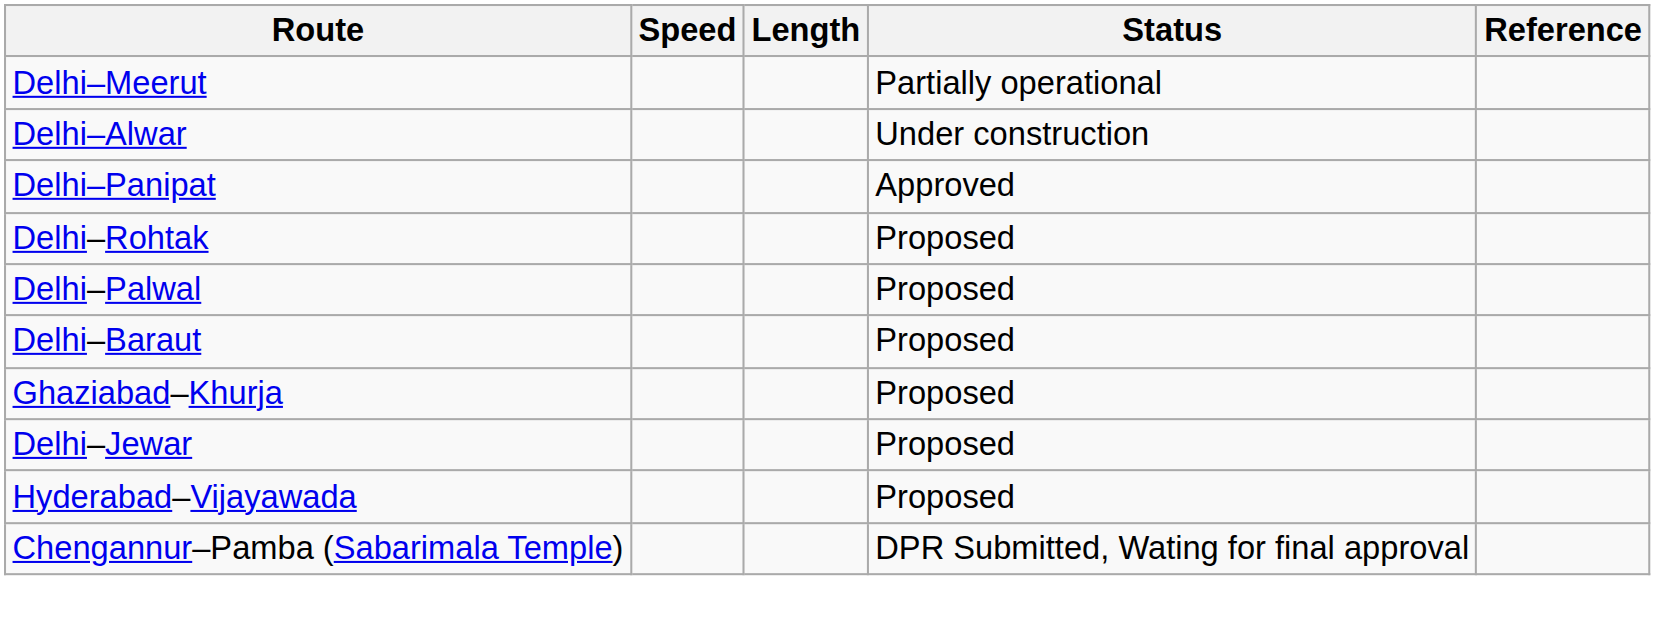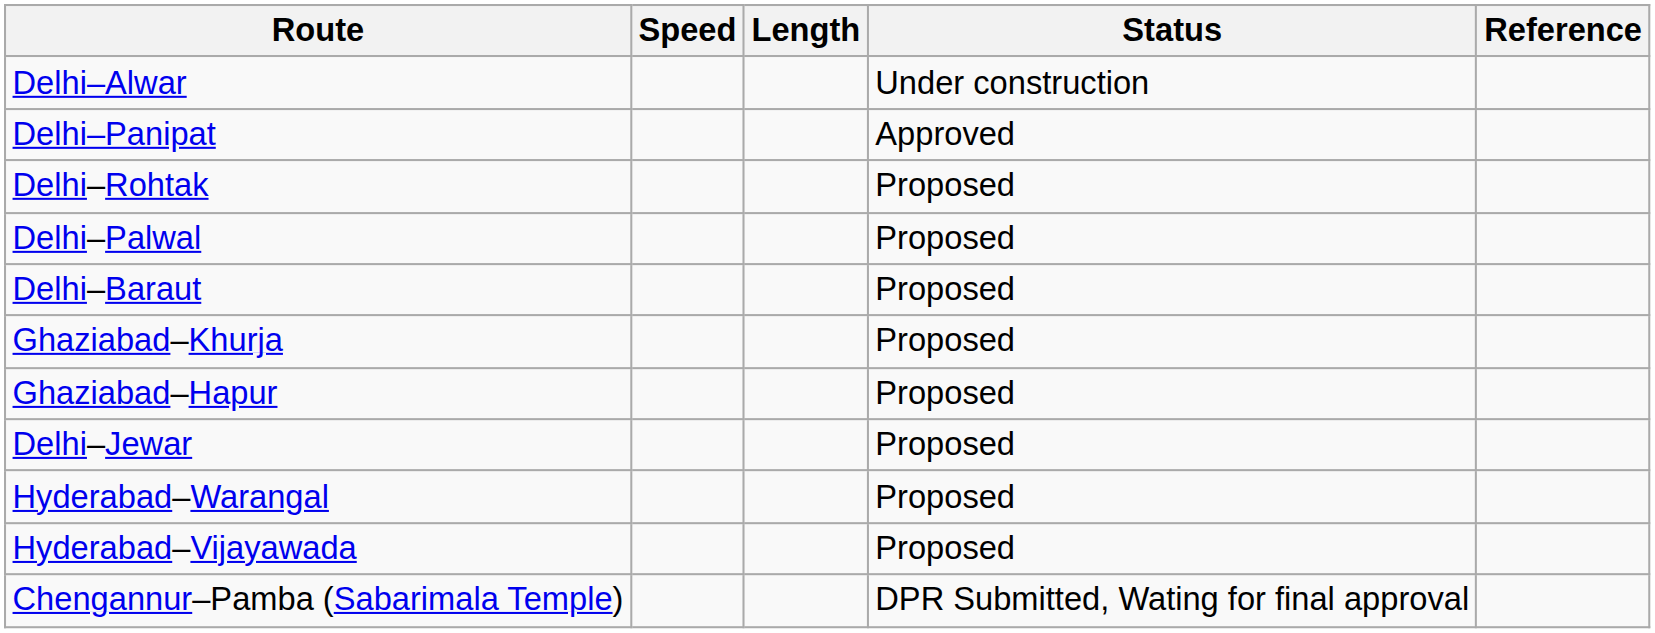- row: (110, 82)
+ row: (145, 392)
+ row: (171, 496)
